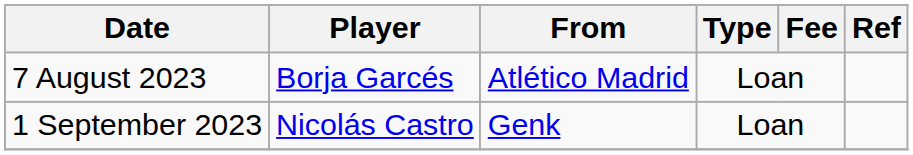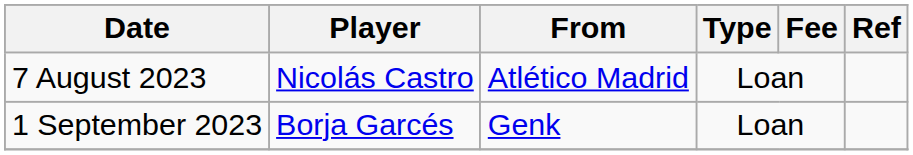(365, 76) Borja Garcés -> (375, 76) Nicolás Castro
(375, 125) Nicolás Castro -> (365, 125) Borja Garcés
